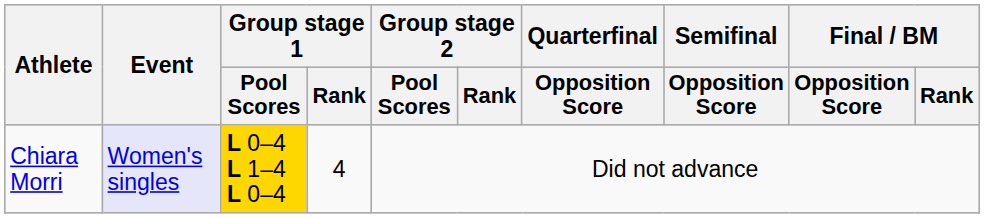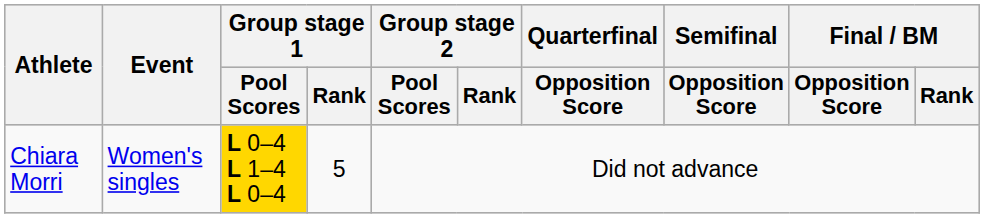(155, 169) lavender background -> (155, 169) no background
(339, 169) 4 -> (339, 169) 5
